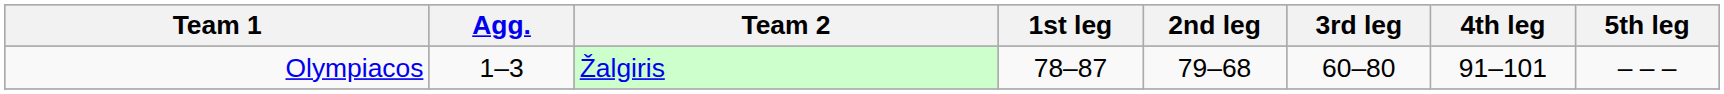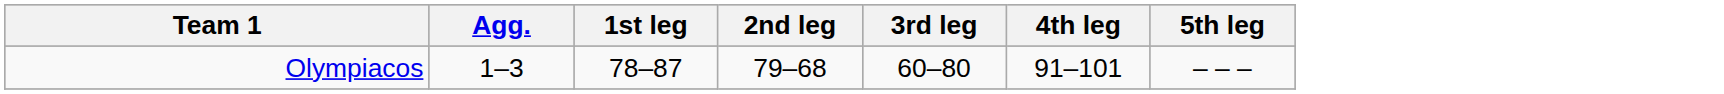- column: (786, 25)
